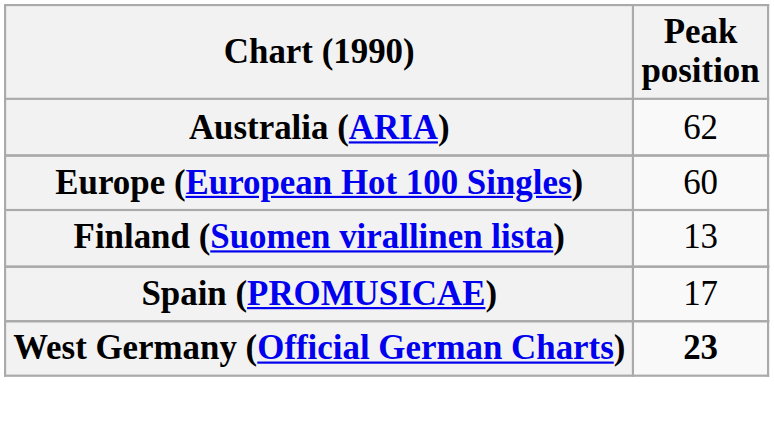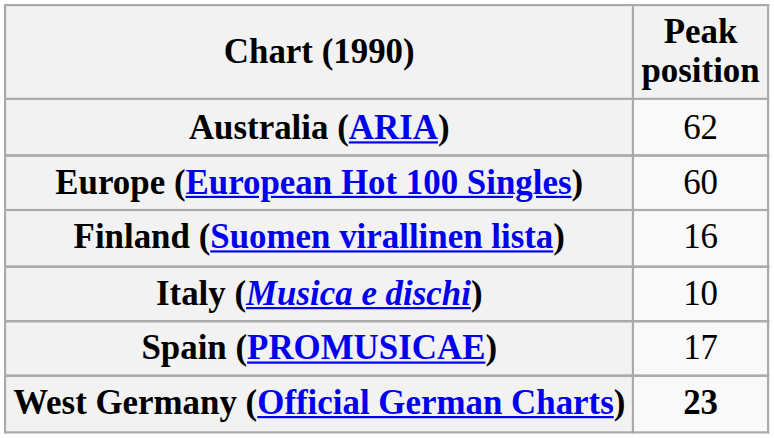(701, 237) 13 -> (701, 237) 16
+ row: (319, 292)
